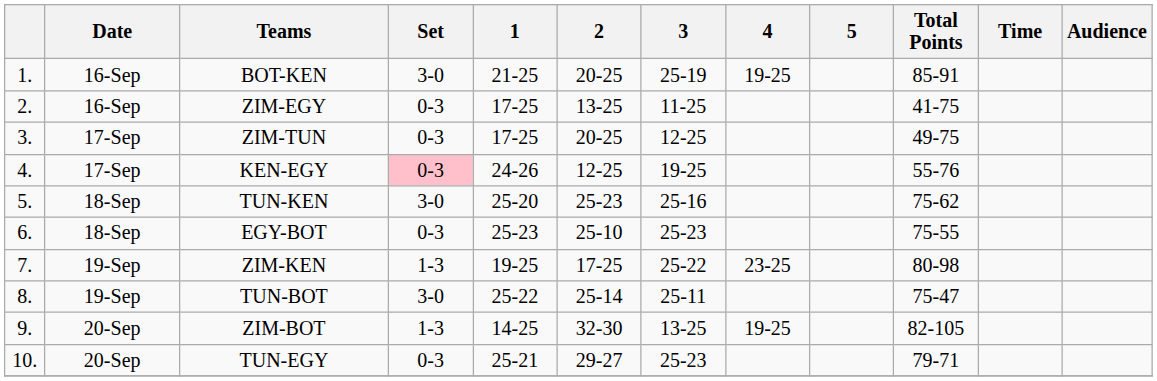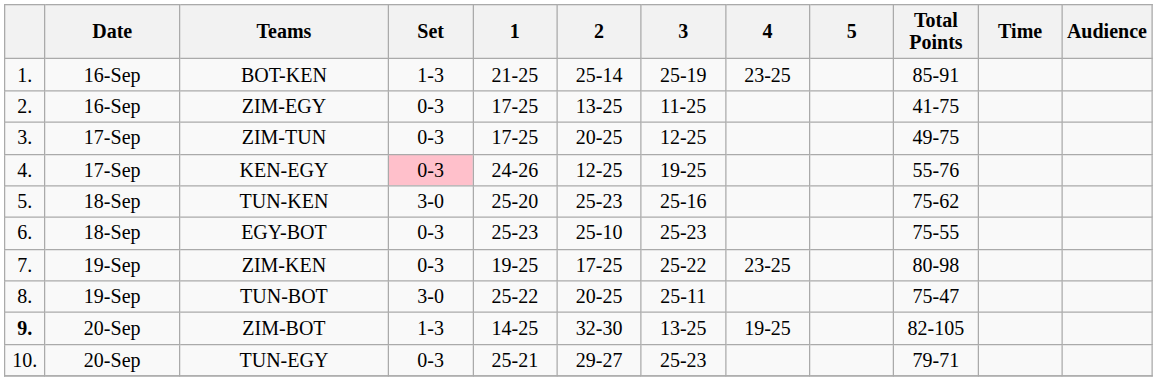(431, 74) 3-0 -> (431, 74) 1-3
(599, 74) 20-25 -> (599, 74) 25-14
(768, 74) 19-25 -> (768, 74) 23-25
(431, 264) 1-3 -> (431, 264) 0-3
(599, 296) 25-14 -> (599, 296) 20-25
(25, 328) normal -> (25, 328) bold
